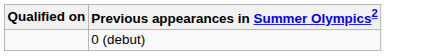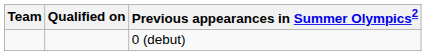+ column: (25, 16)
